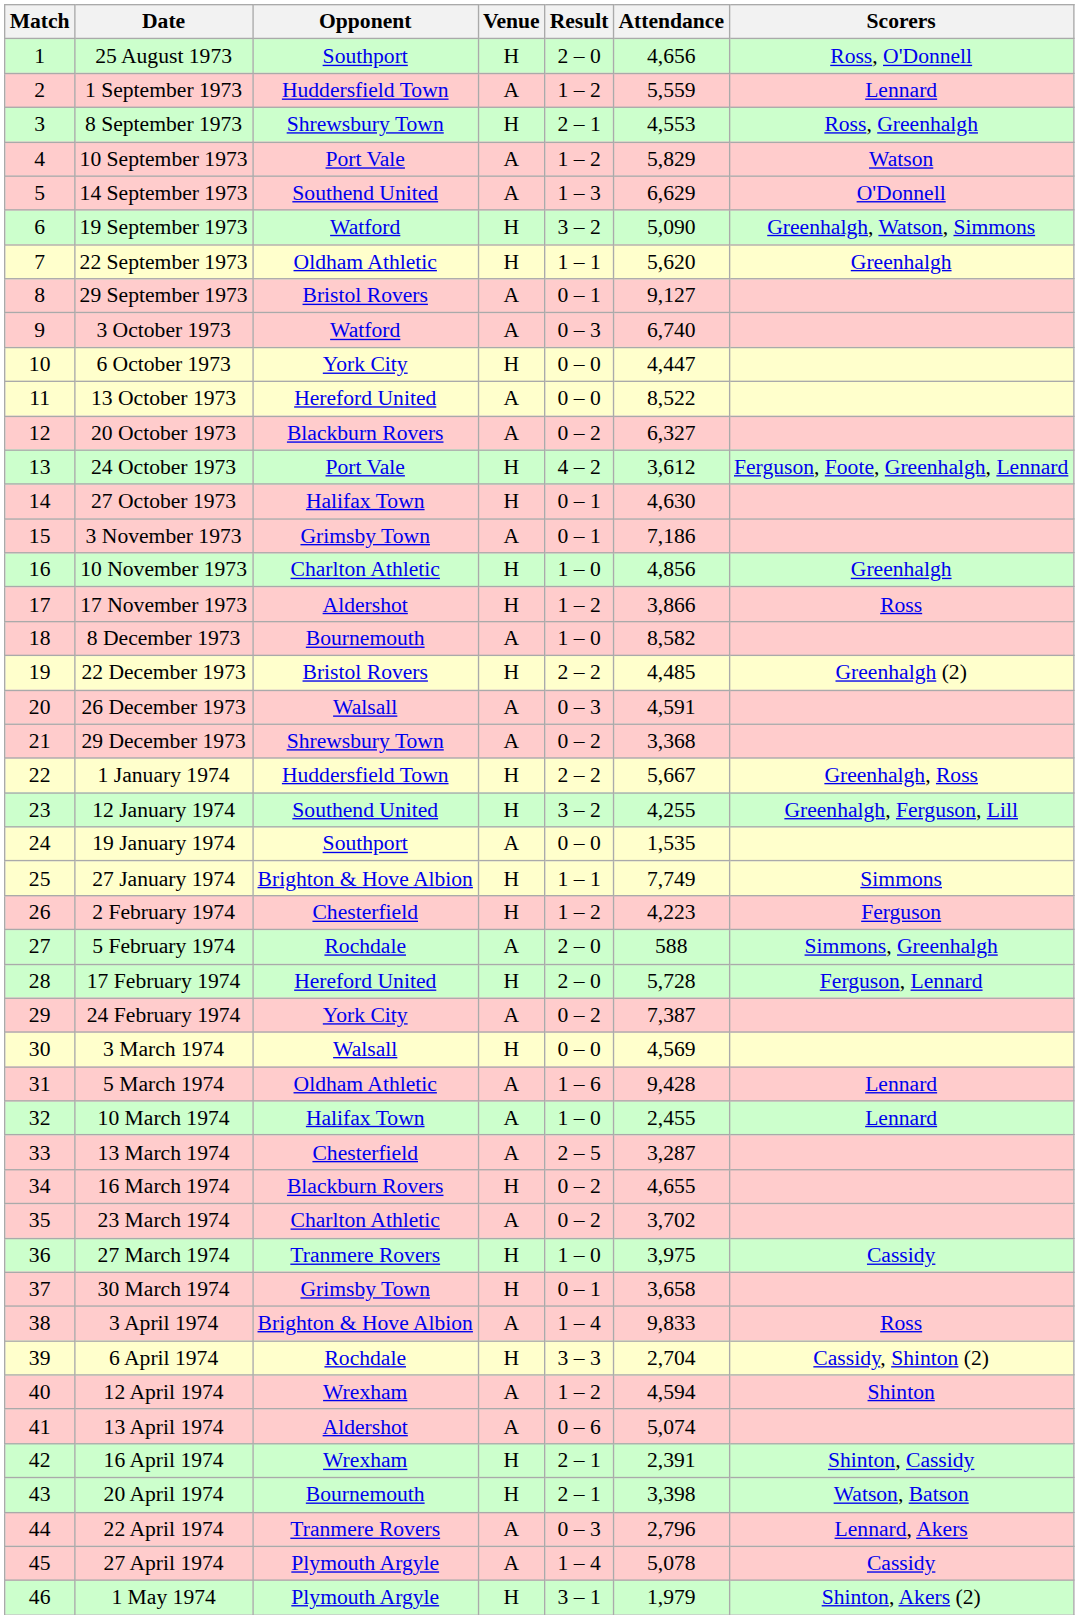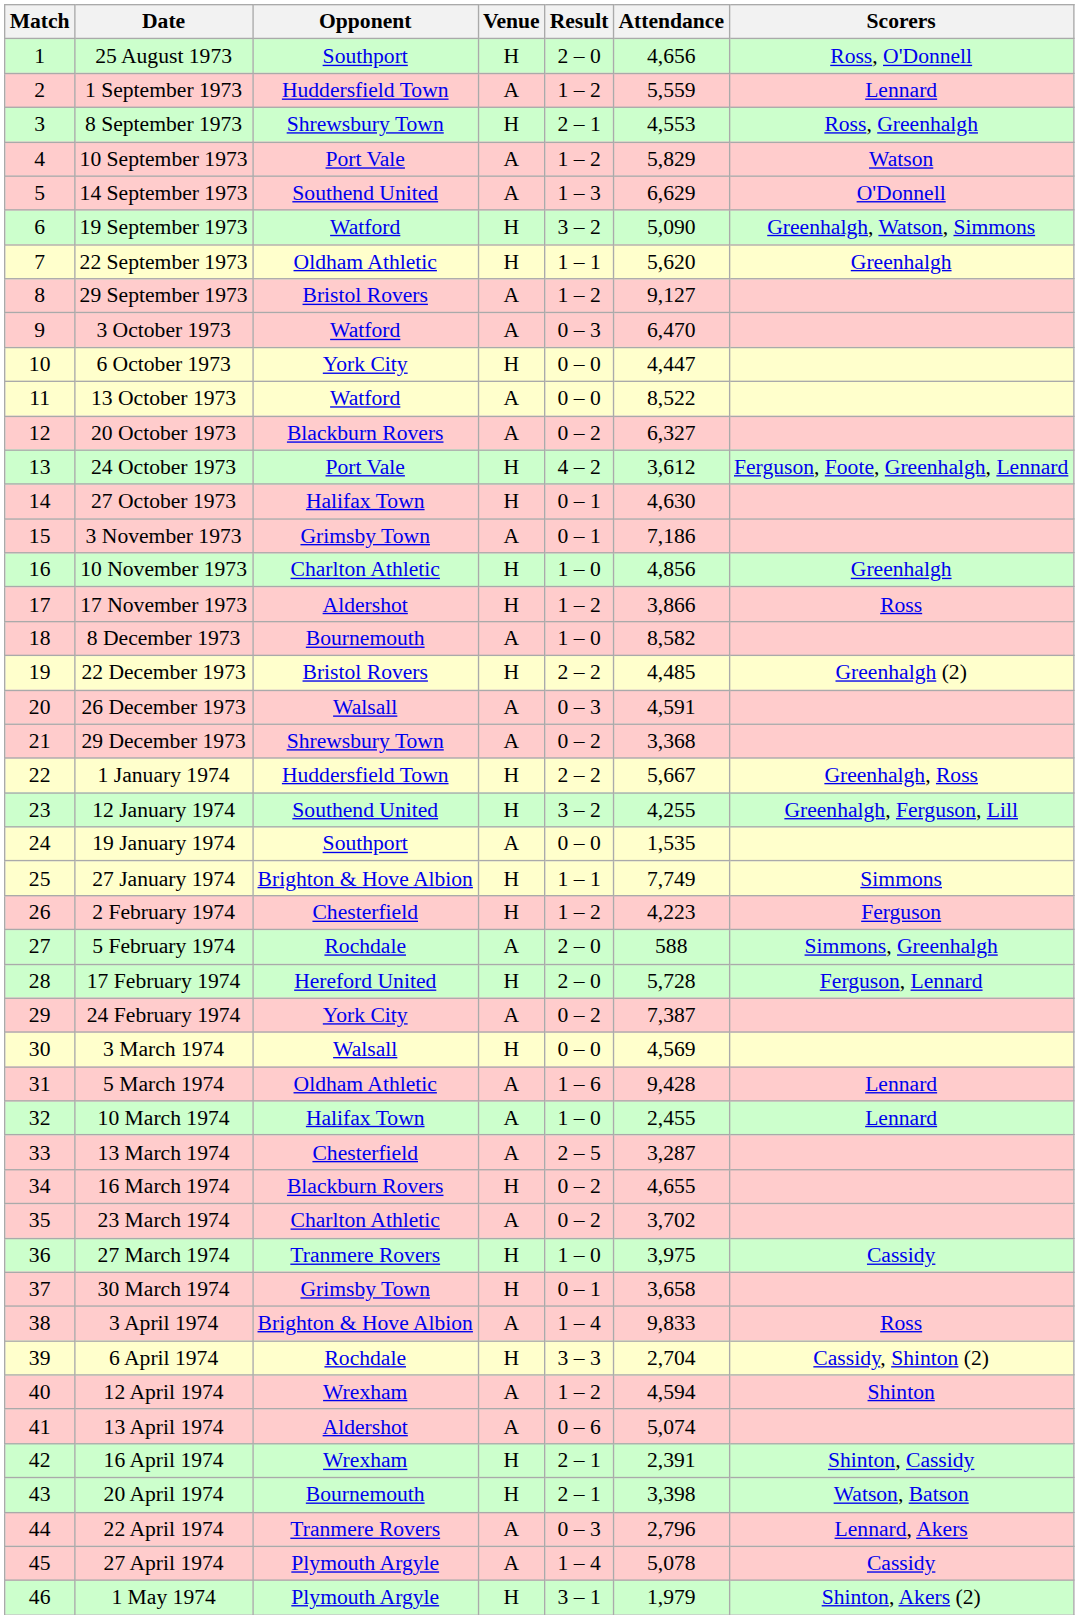(579, 295) 0 – 1 -> (579, 295) 1 – 2
(671, 329) 6,740 -> (671, 329) 6,470
(365, 398) Hereford United -> (365, 398) Watford
